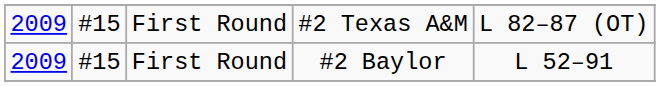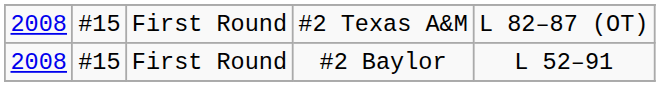(39, 24) 2009 -> (39, 24) 2008
(39, 62) 2009 -> (39, 62) 2008
